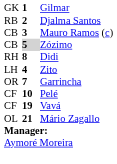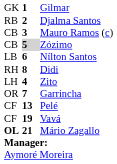+ row: (68, 57)
(27, 93) 10 -> (27, 106) 13
(11, 118) normal -> (11, 130) bold
